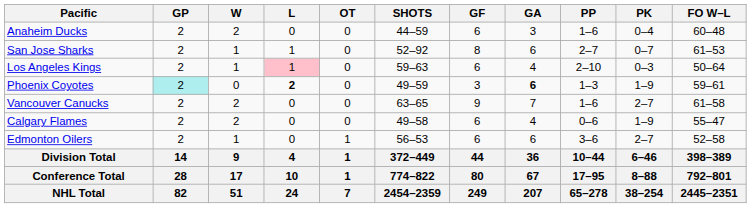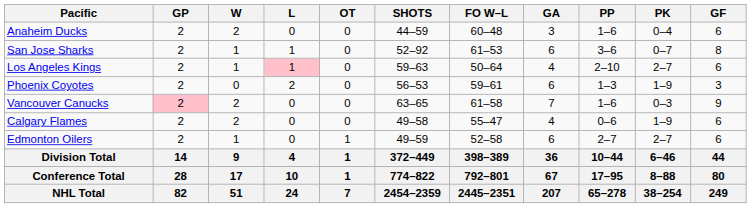columns swapped: (477, 13) <-> (709, 13)
(588, 49) 2–7 -> (607, 49) 3–6
(644, 67) 0–3 -> (663, 67) 2–7
(181, 85) paleturquoise background -> (181, 85) no background
(292, 85) bold -> (292, 85) normal
(412, 85) 49–59 -> (412, 85) 56–53
(533, 85) bold -> (551, 85) normal
(181, 103) no background -> (181, 103) pink background
(644, 103) 2–7 -> (663, 103) 0–3
(412, 139) 56–53 -> (412, 139) 49–59
(588, 139) 3–6 -> (607, 139) 2–7
